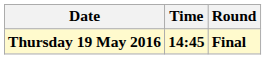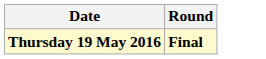- column: (186, 16)
